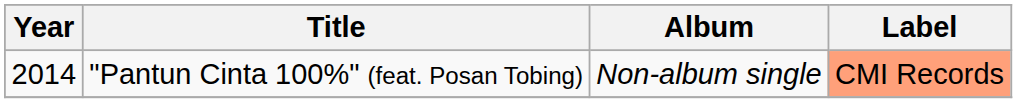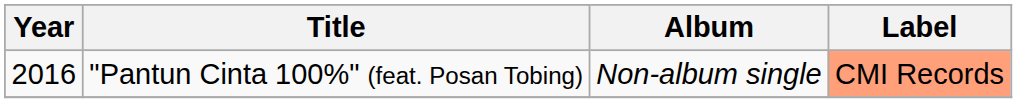(44, 73) 2014 -> (44, 73) 2016
